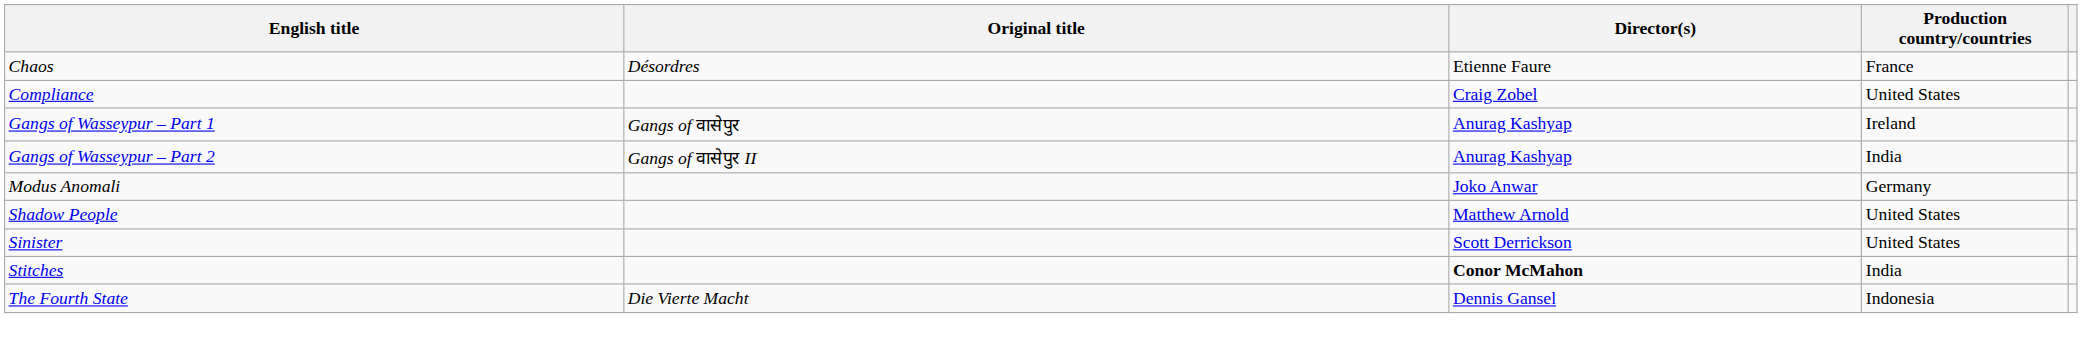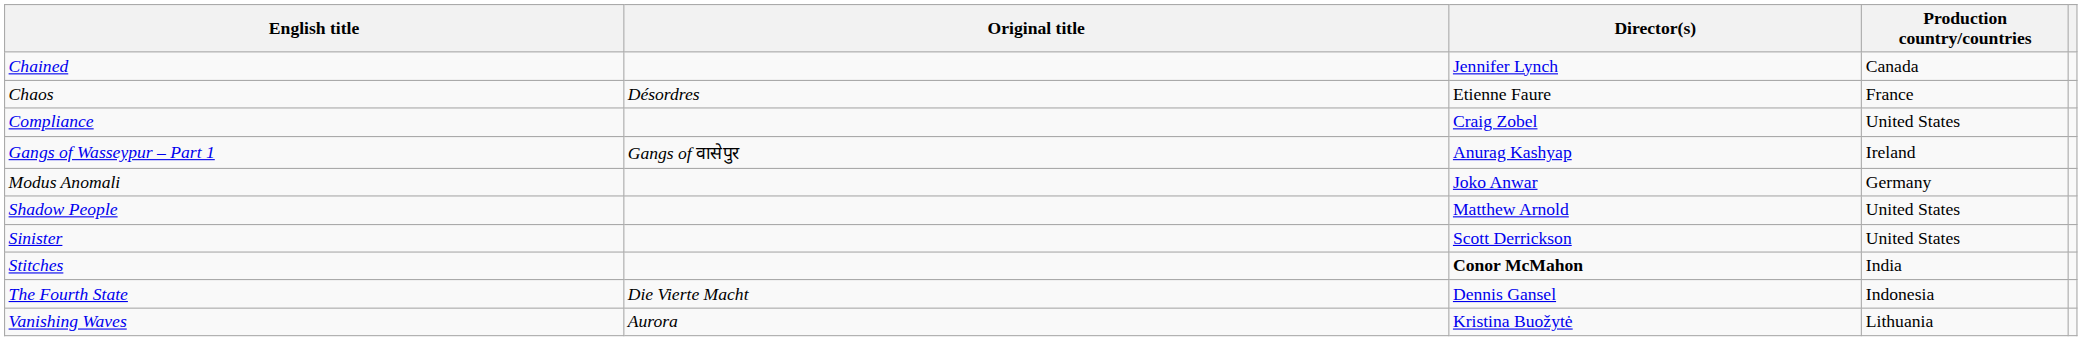+ row: (38, 66)
- row: (112, 156)
+ row: (68, 321)
